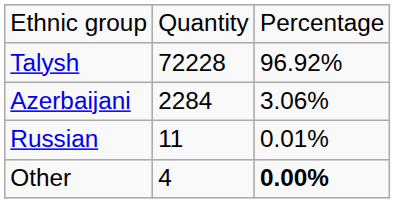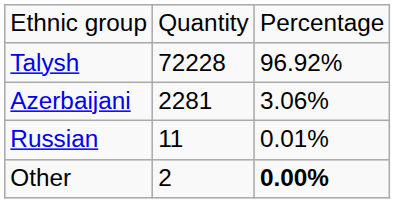(185, 100) 2284 -> (185, 100) 2281
(165, 178) 4 -> (165, 178) 2
